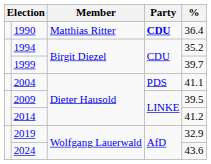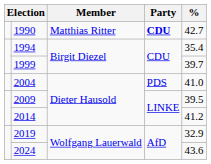(194, 30) 36.4 -> (194, 30) 42.7
(194, 47) 35.2 -> (194, 47) 35.4
(194, 82) 41.1 -> (194, 82) 41.0
